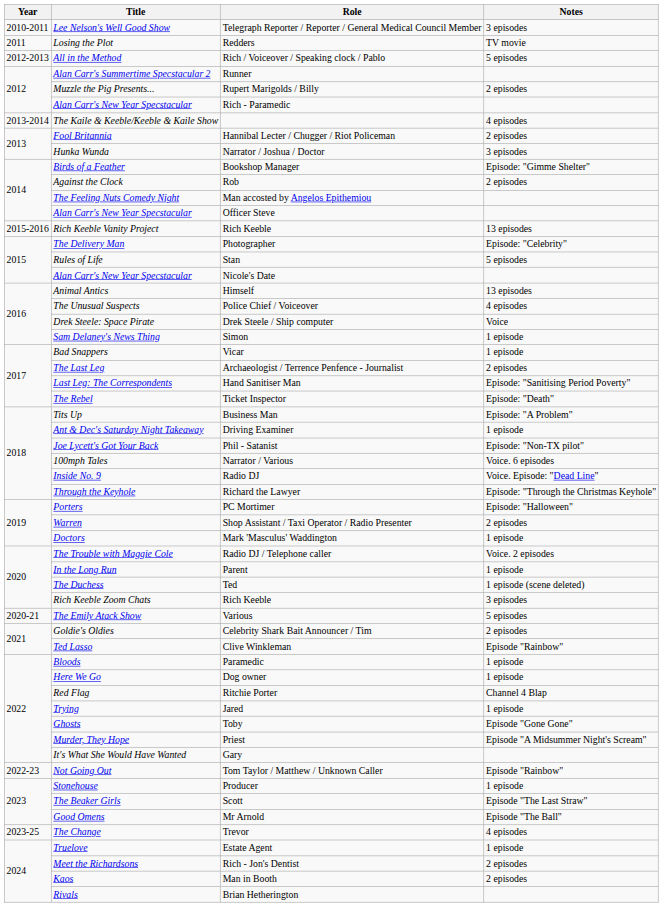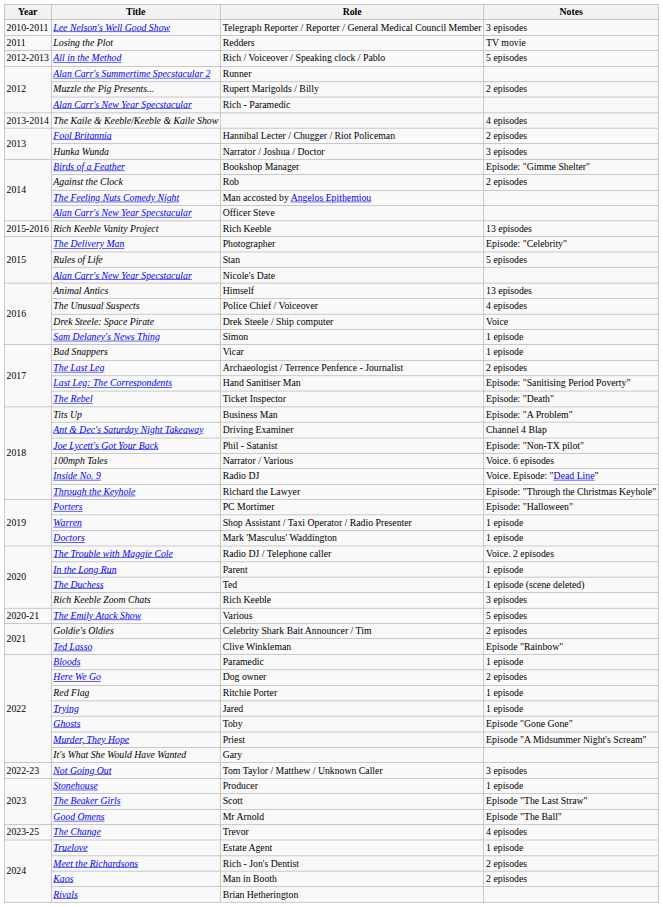(505, 430) 1 episode -> (516, 430) Channel 4 Blap
(507, 523) 2 episodes -> (505, 523) 1 episode
(505, 677) 1 episode -> (507, 677) 2 episodes
(516, 693) Channel 4 Blap -> (505, 693) 1 episode
(525, 770) Episode "Rainbow" -> (507, 770) 3 episodes
